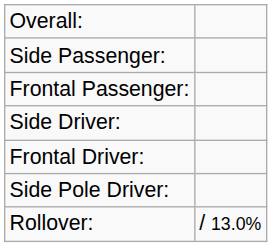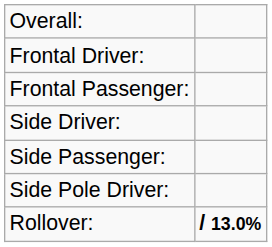rows swapped: (77, 156) <-> (88, 55)
(230, 223) normal -> (230, 223) bold
